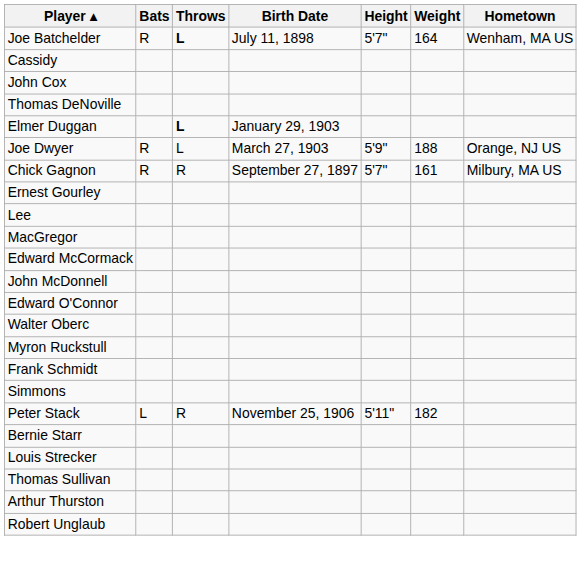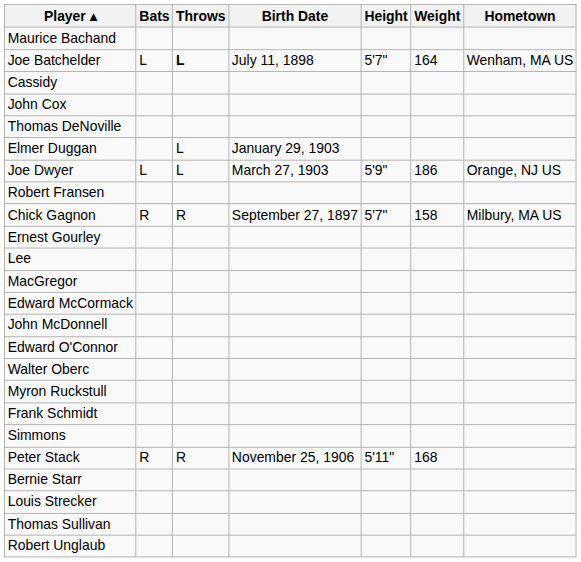+ row: (62, 38)
(144, 38) R -> (143, 60) L
(180, 126) bold -> (180, 148) normal
(144, 148) R -> (143, 170) L
(426, 148) 188 -> (426, 170) 186
+ row: (56, 193)
(426, 170) 161 -> (426, 215) 158
(143, 413) L -> (144, 457) R
(426, 413) 182 -> (426, 457) 168
- row: (56, 502)
